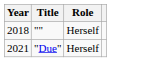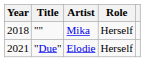+ column: (81, 13)
